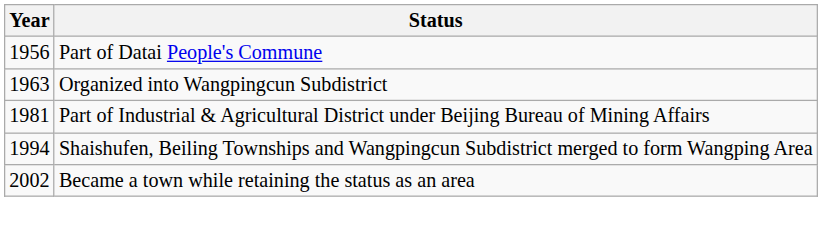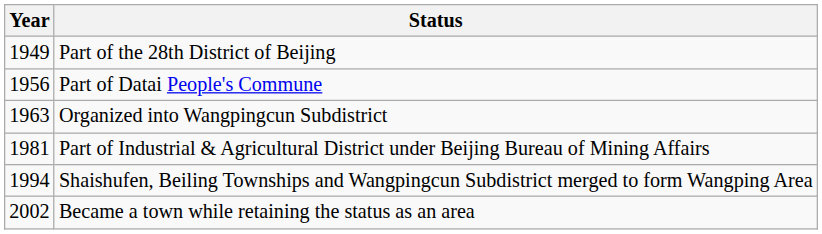+ row: (197, 52)
